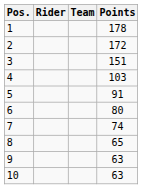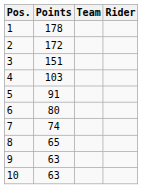columns swapped: (51, 13) <-> (118, 13)
